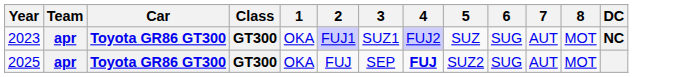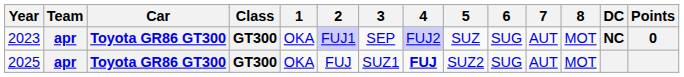+ column: (653, 15)
(381, 38) SUZ1 -> (381, 38) SEP
(381, 61) SEP -> (381, 61) SUZ1
